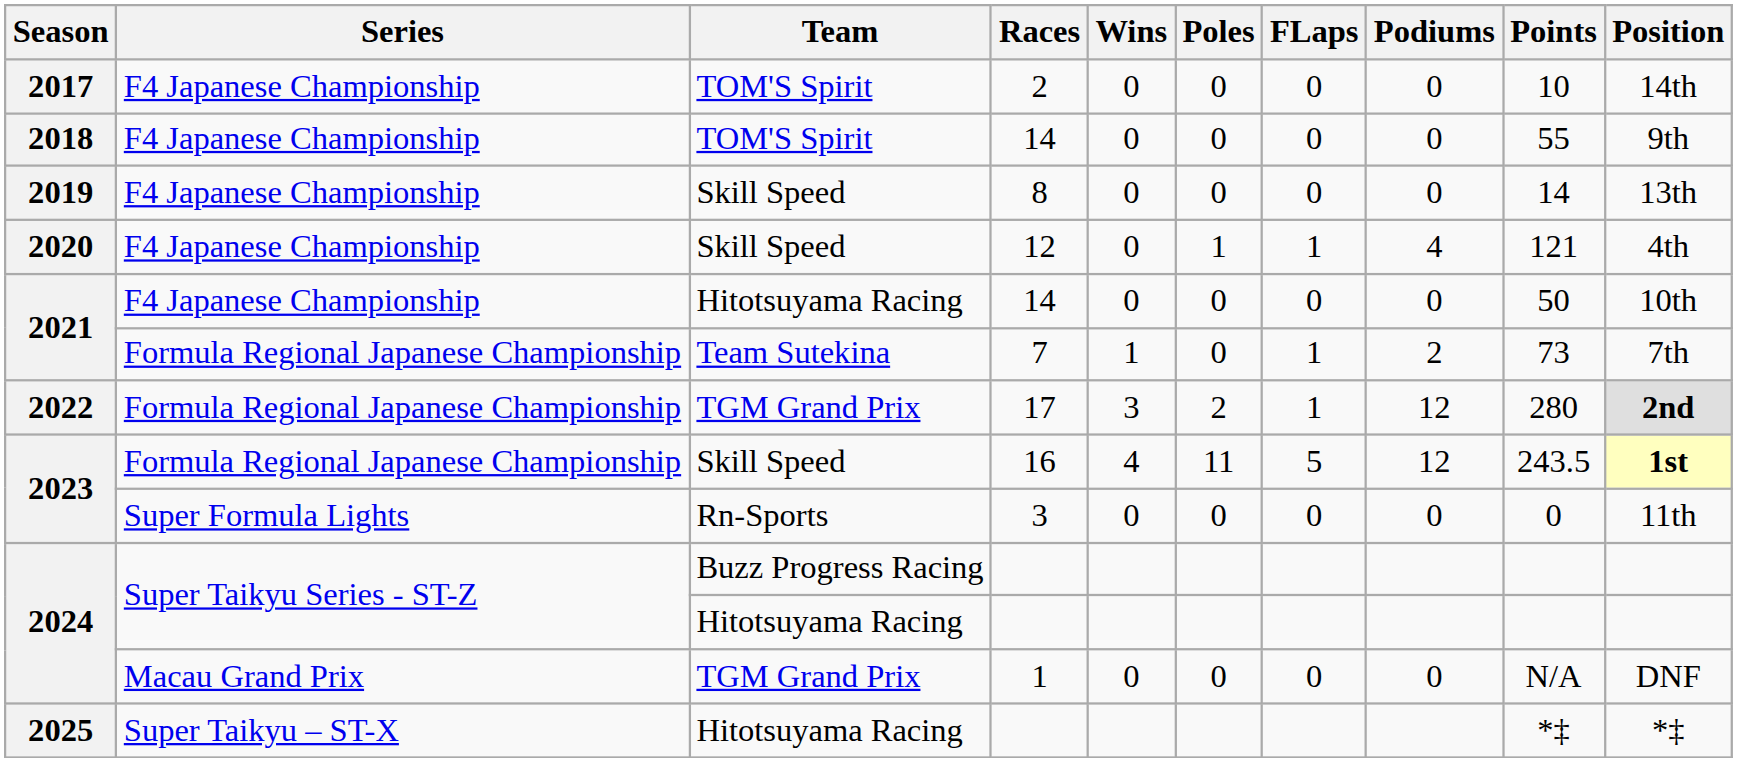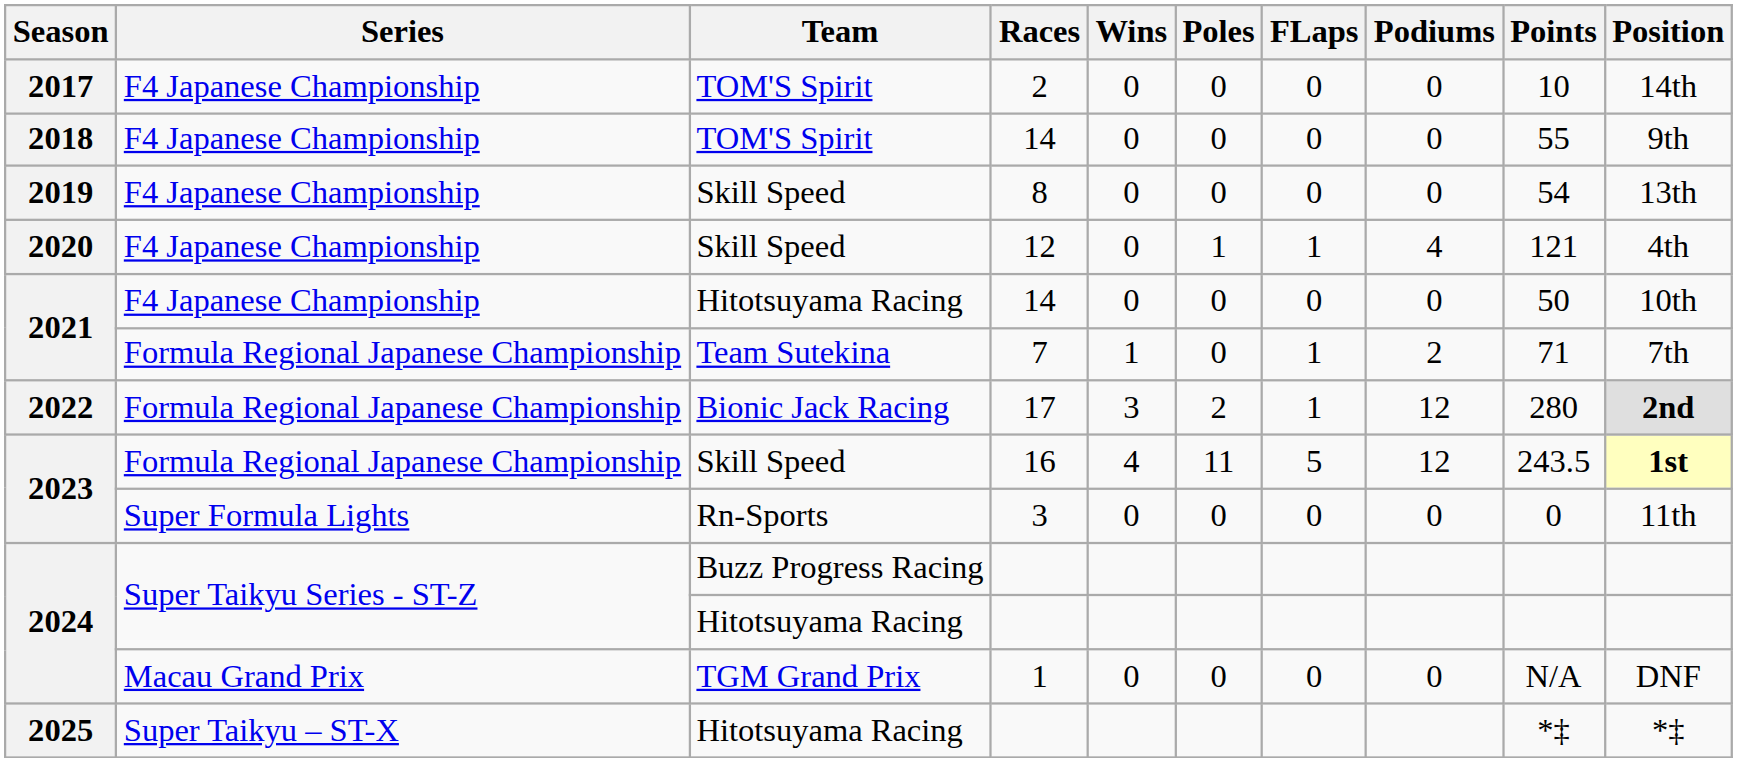(1554, 192) 14 -> (1554, 192) 54
(1554, 353) 73 -> (1554, 353) 71
(808, 407) TGM Grand Prix -> (823, 407) Bionic Jack Racing
